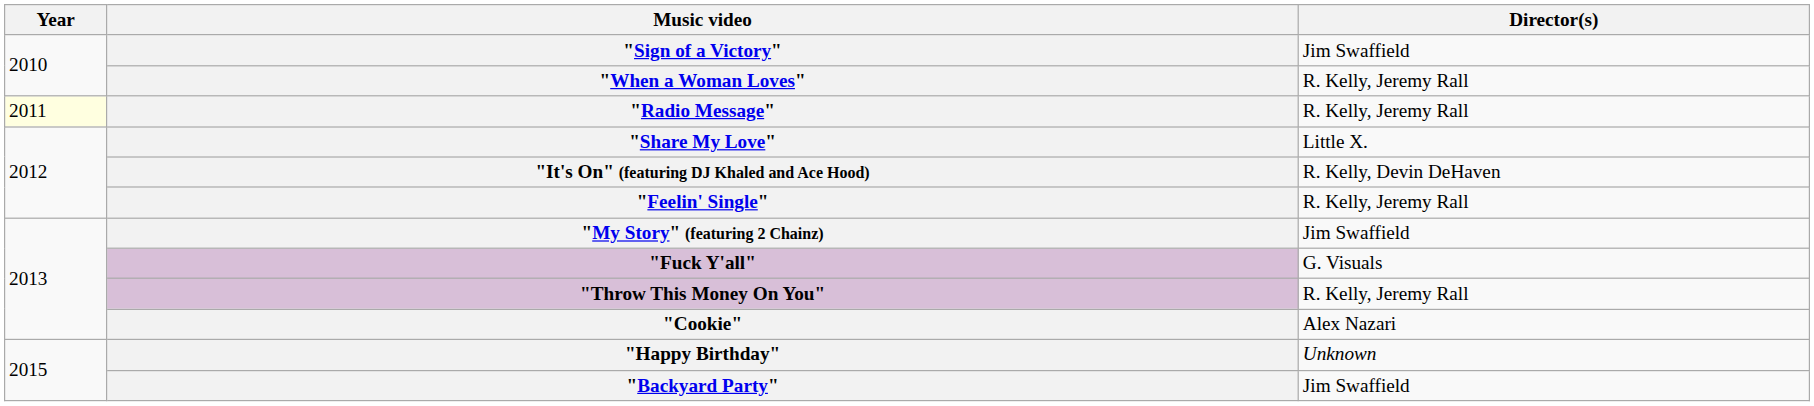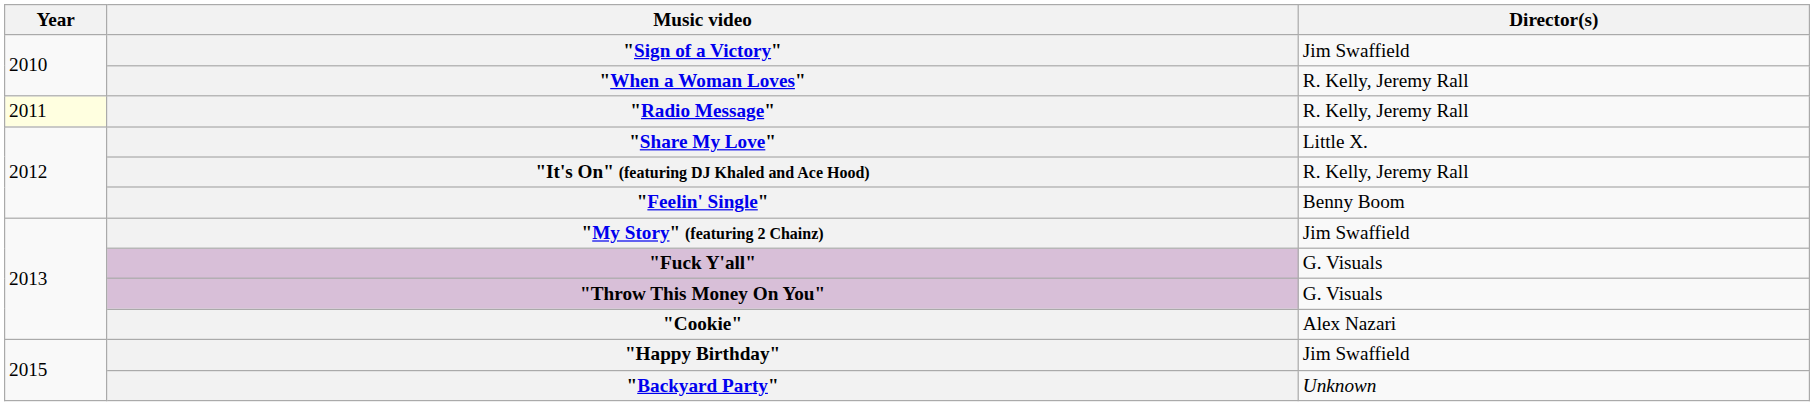(1402, 171) R. Kelly, Devin DeHaven -> (1386, 171) R. Kelly, Jeremy Rall
(1386, 202) R. Kelly, Jeremy Rall -> (1354, 202) Benny Boom
(1386, 293) R. Kelly, Jeremy Rall -> (1343, 293) G. Visuals
(1340, 354) Unknown -> (1356, 354) Jim Swaffield
(1356, 385) Jim Swaffield -> (1340, 385) Unknown
